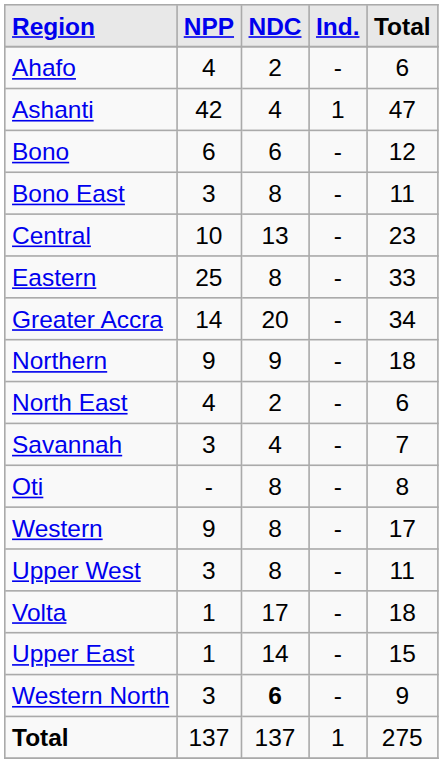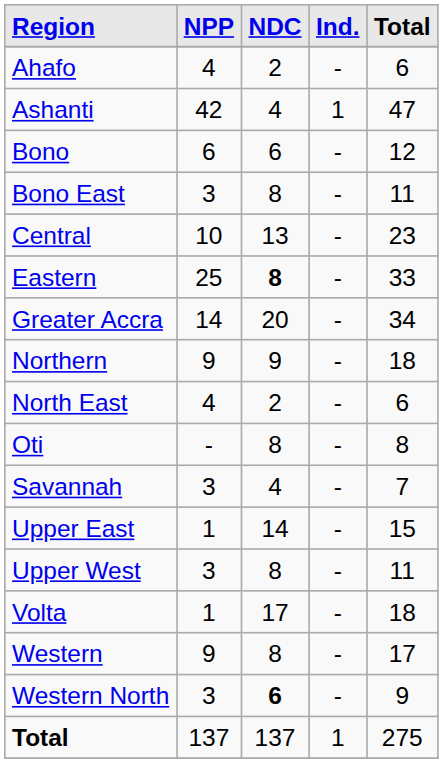(275, 277) normal -> (275, 277) bold
rows swapped: (28, 486) <-> (67, 445)
rows swapped: (73, 654) <-> (57, 528)
